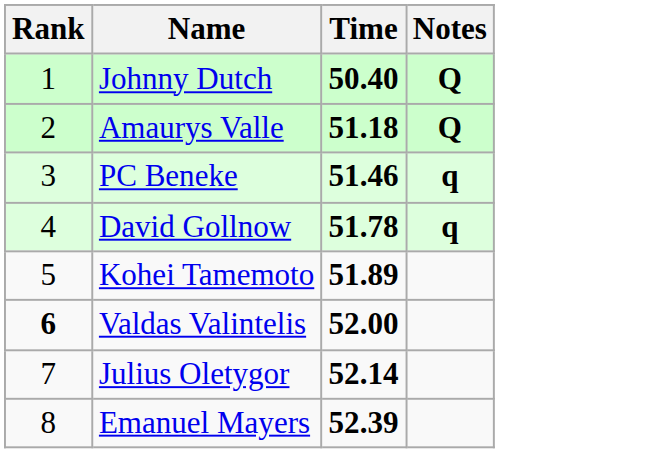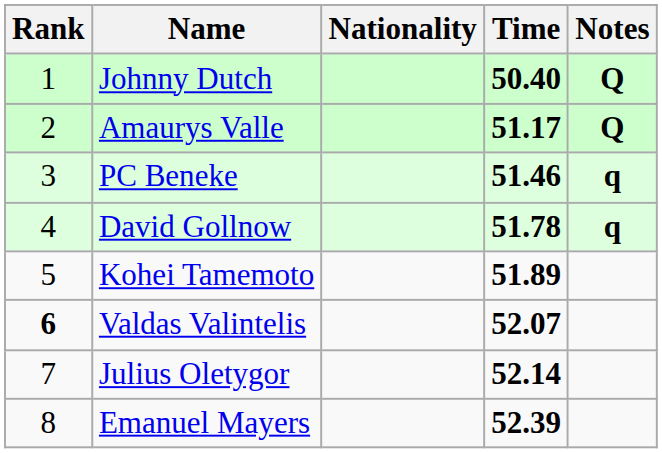+ column: (403, 29)
(364, 127) 51.18 -> (526, 127) 51.17
(364, 324) 52.00 -> (526, 324) 52.07
